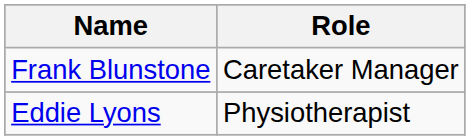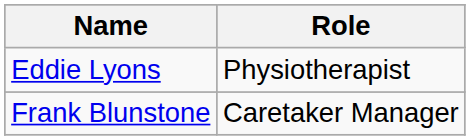rows swapped: (111, 69) <-> (86, 112)
